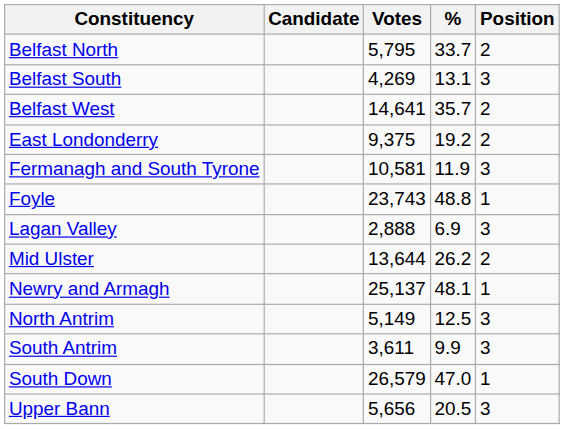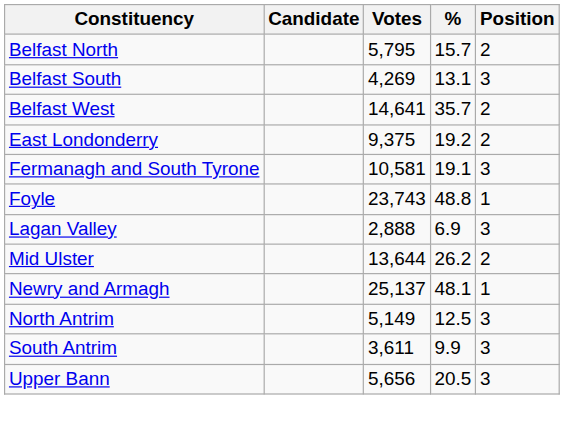(453, 49) 33.7 -> (453, 49) 15.7
(452, 169) 11.9 -> (453, 169) 19.1
- row: (60, 378)
